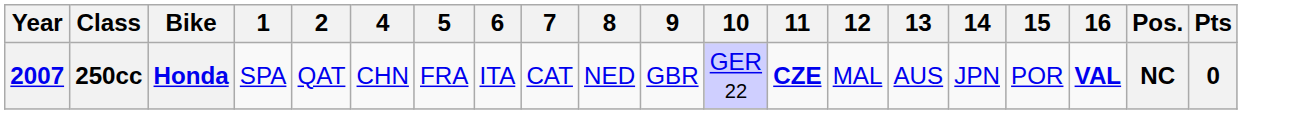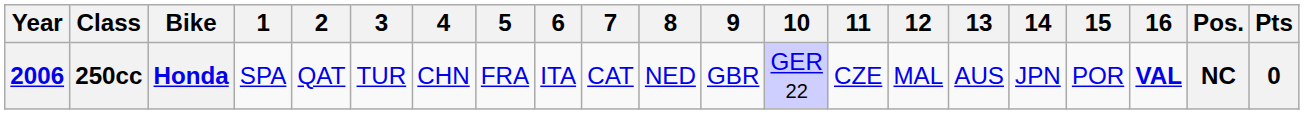+ column: (381, 23)
(37, 75) 2007 -> (37, 75) 2006
(797, 75) bold -> (858, 75) normal
